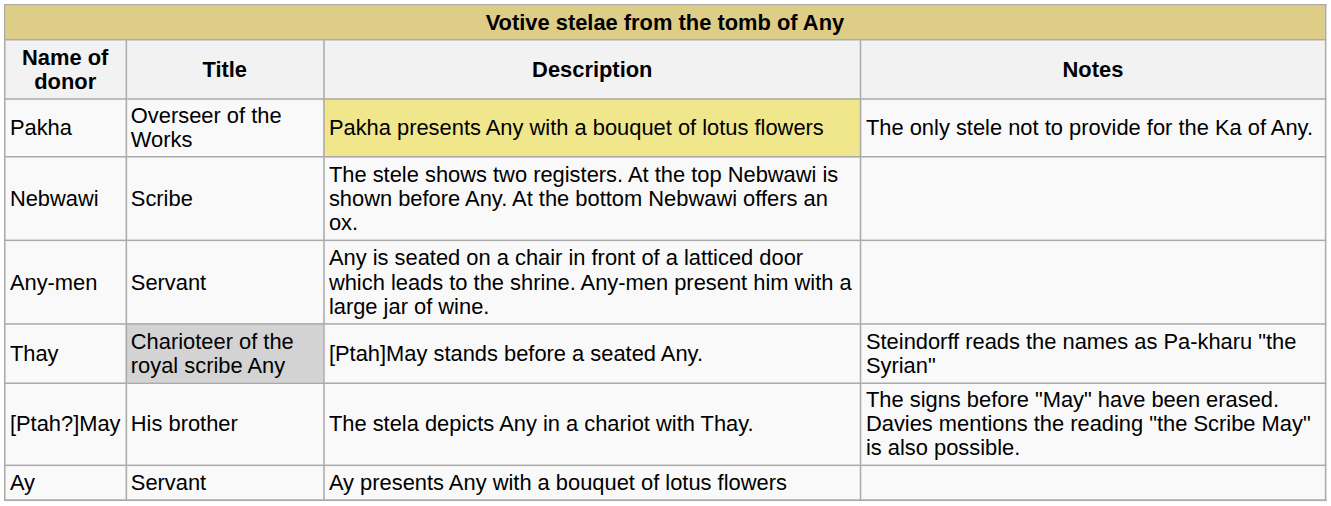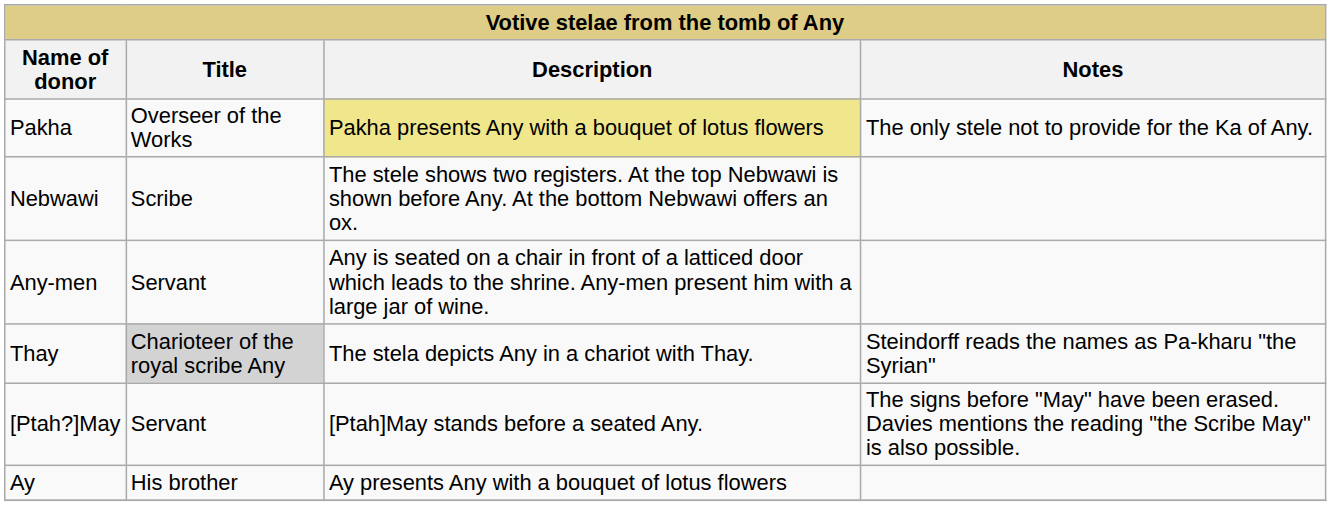(516, 353) [Ptah]May stands before a seated Any. -> (541, 353) The stela depicts Any in a chariot with Thay.
(184, 424) His brother -> (169, 424) Servant
(541, 424) The stela depicts Any in a chariot with Thay. -> (516, 424) [Ptah]May stands before a seated Any.
(169, 483) Servant -> (184, 483) His brother
